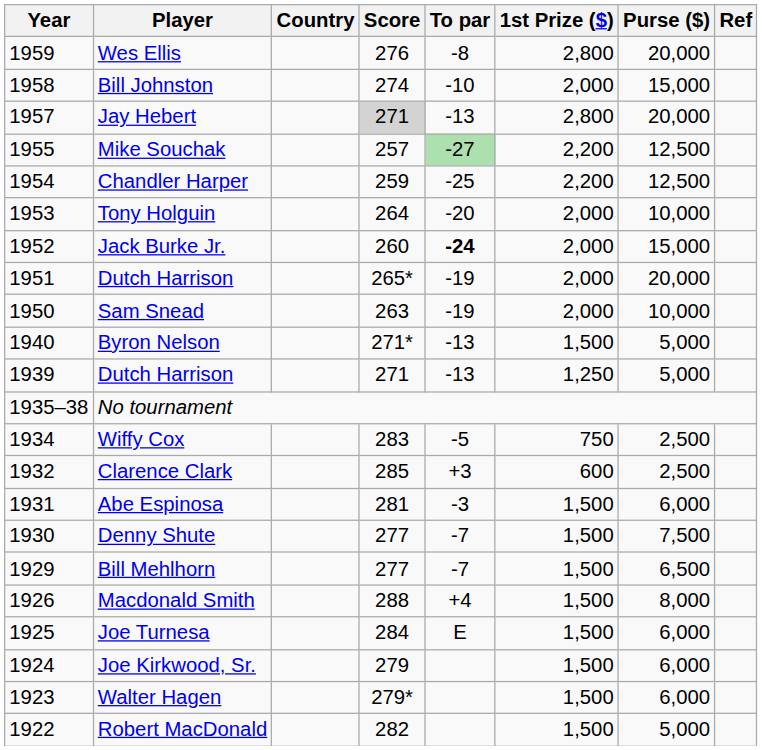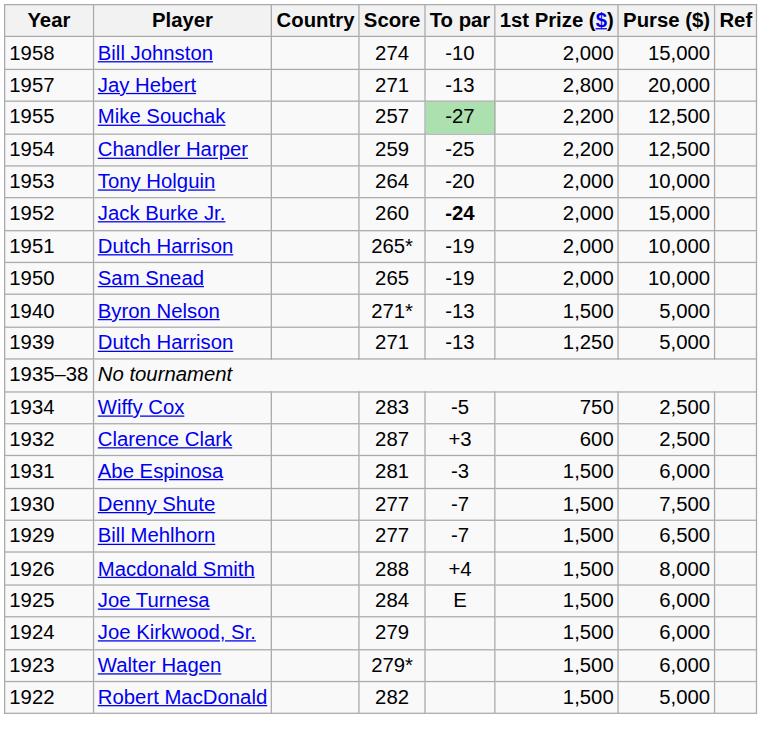- row: (32, 52)
(392, 117) lightgrey background -> (392, 85) no background
(679, 278) 20,000 -> (679, 246) 10,000
(392, 310) 263 -> (392, 278) 265
(392, 471) 285 -> (392, 439) 287
